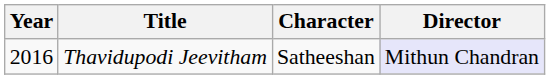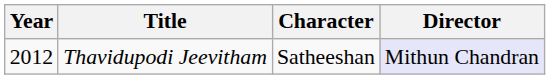(31, 56) 2016 -> (31, 56) 2012
